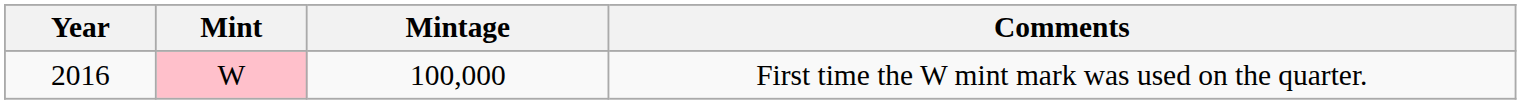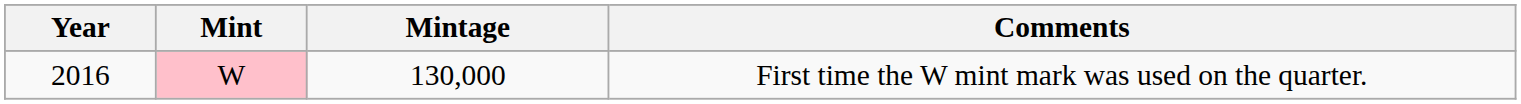(458, 74) 100,000 -> (458, 74) 130,000
